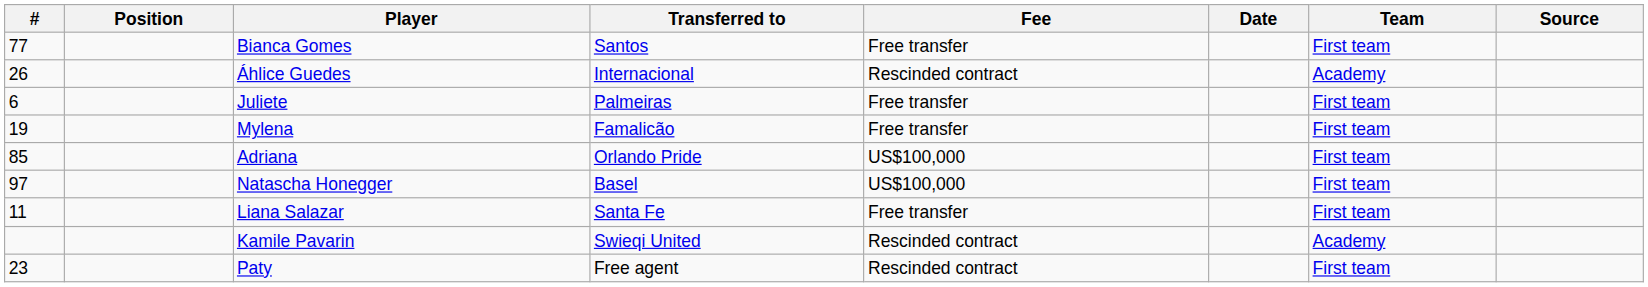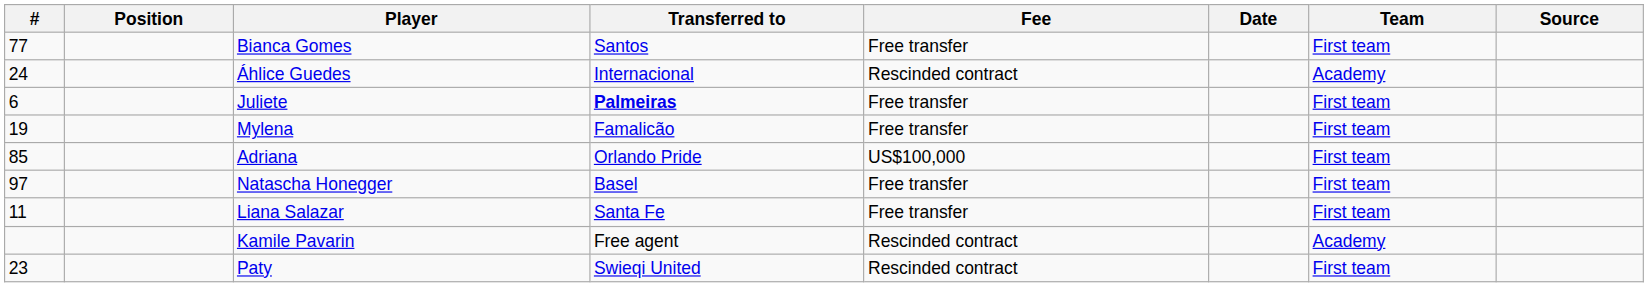(18, 74) 26 -> (18, 74) 24
(633, 102) normal -> (635, 102) bold
(917, 185) US$100,000 -> (918, 185) Free transfer
(647, 240) Swieqi United -> (636, 240) Free agent
(636, 268) Free agent -> (647, 268) Swieqi United
